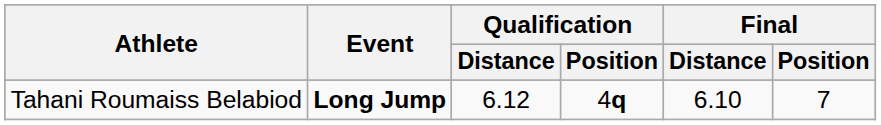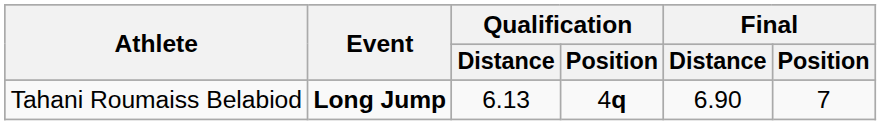(506, 100) 6.12 -> (506, 100) 6.13
(718, 100) 6.10 -> (718, 100) 6.90
